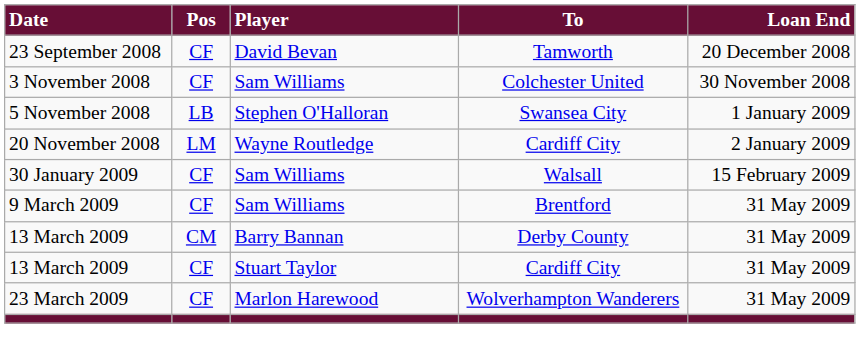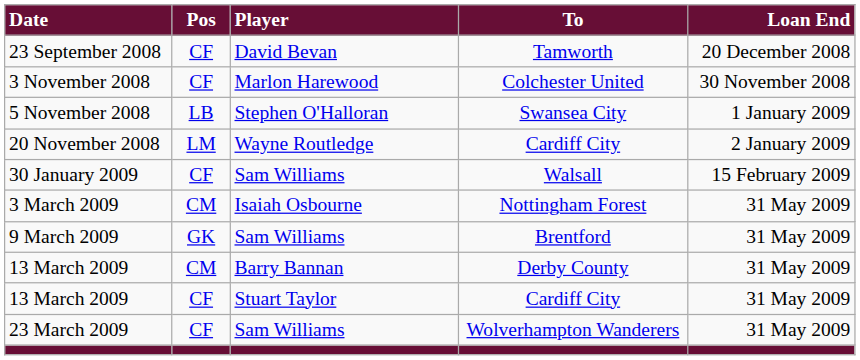(290, 81) Sam Williams -> (306, 81) Marlon Harewood
+ row: (64, 205)
(201, 205) CF -> (201, 236) GK
(306, 298) Marlon Harewood -> (290, 329) Sam Williams
